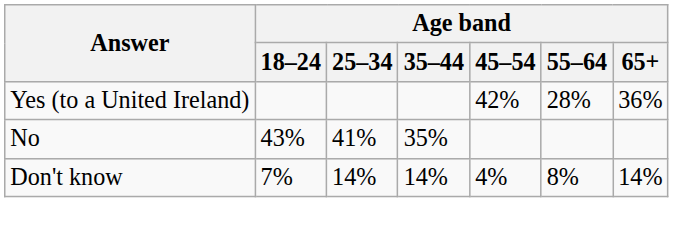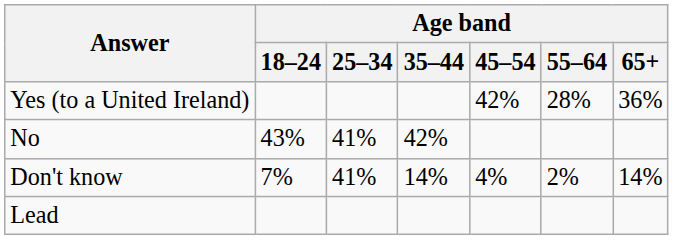(426, 138) 35% -> (426, 138) 42%
(354, 176) 14% -> (354, 176) 41%
(563, 176) 8% -> (563, 176) 2%
+ row: (34, 215)
